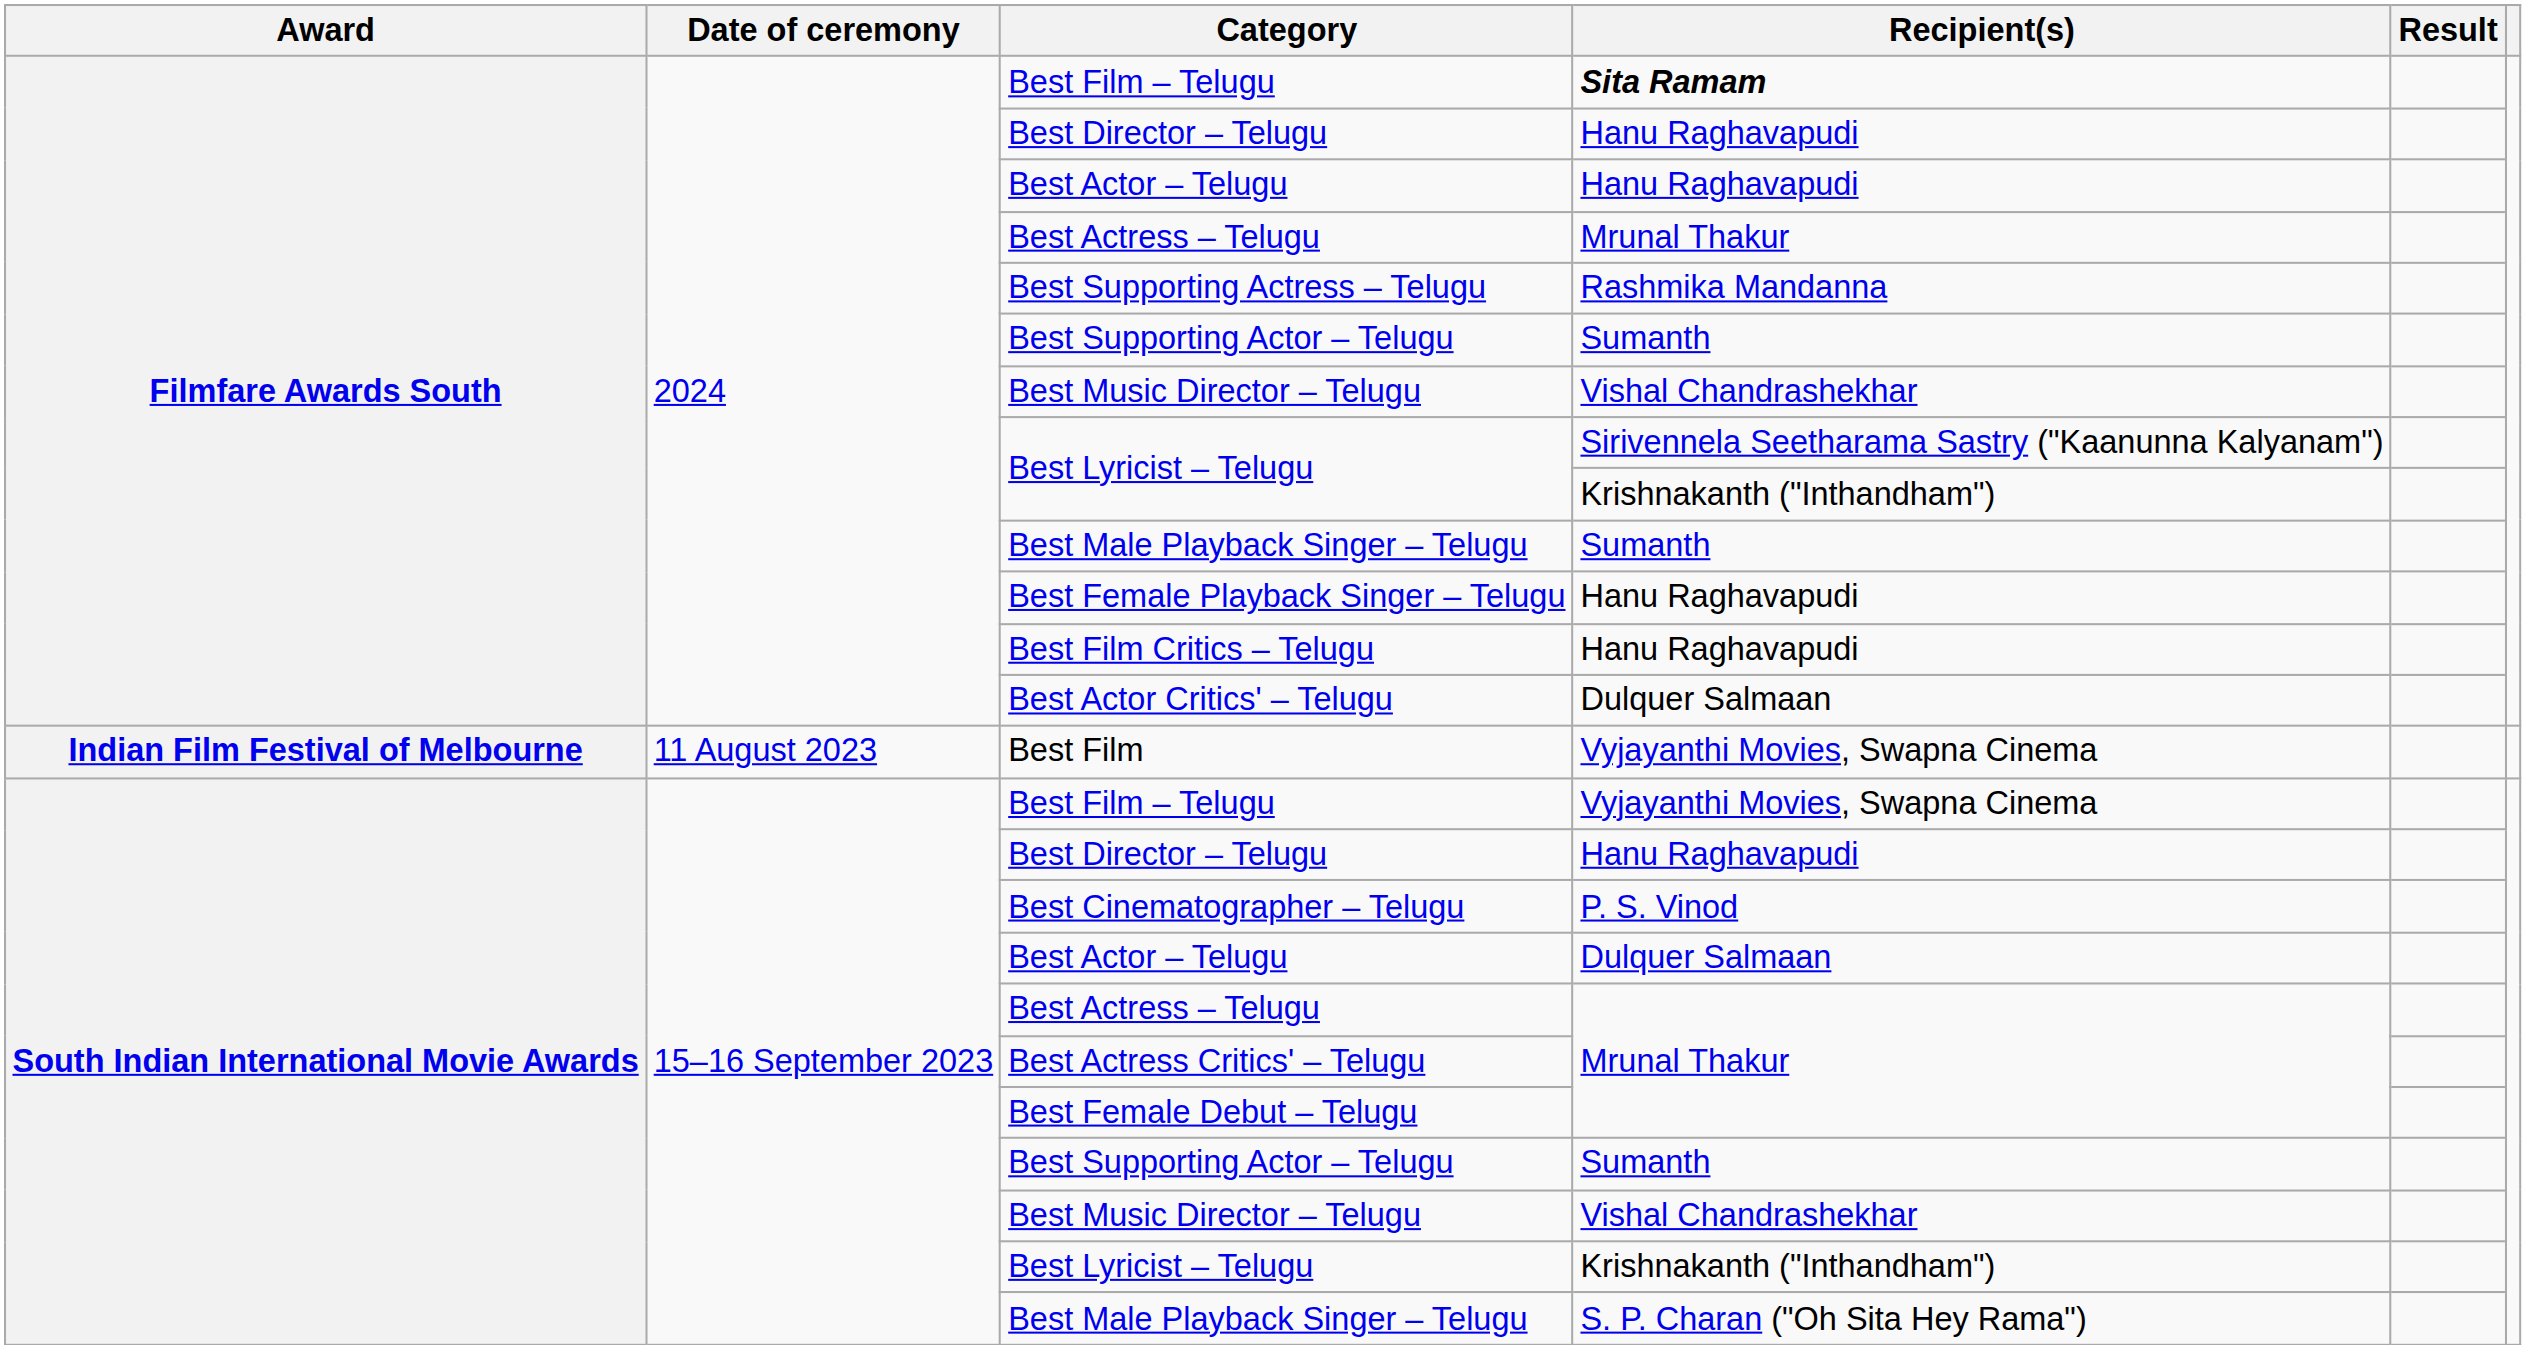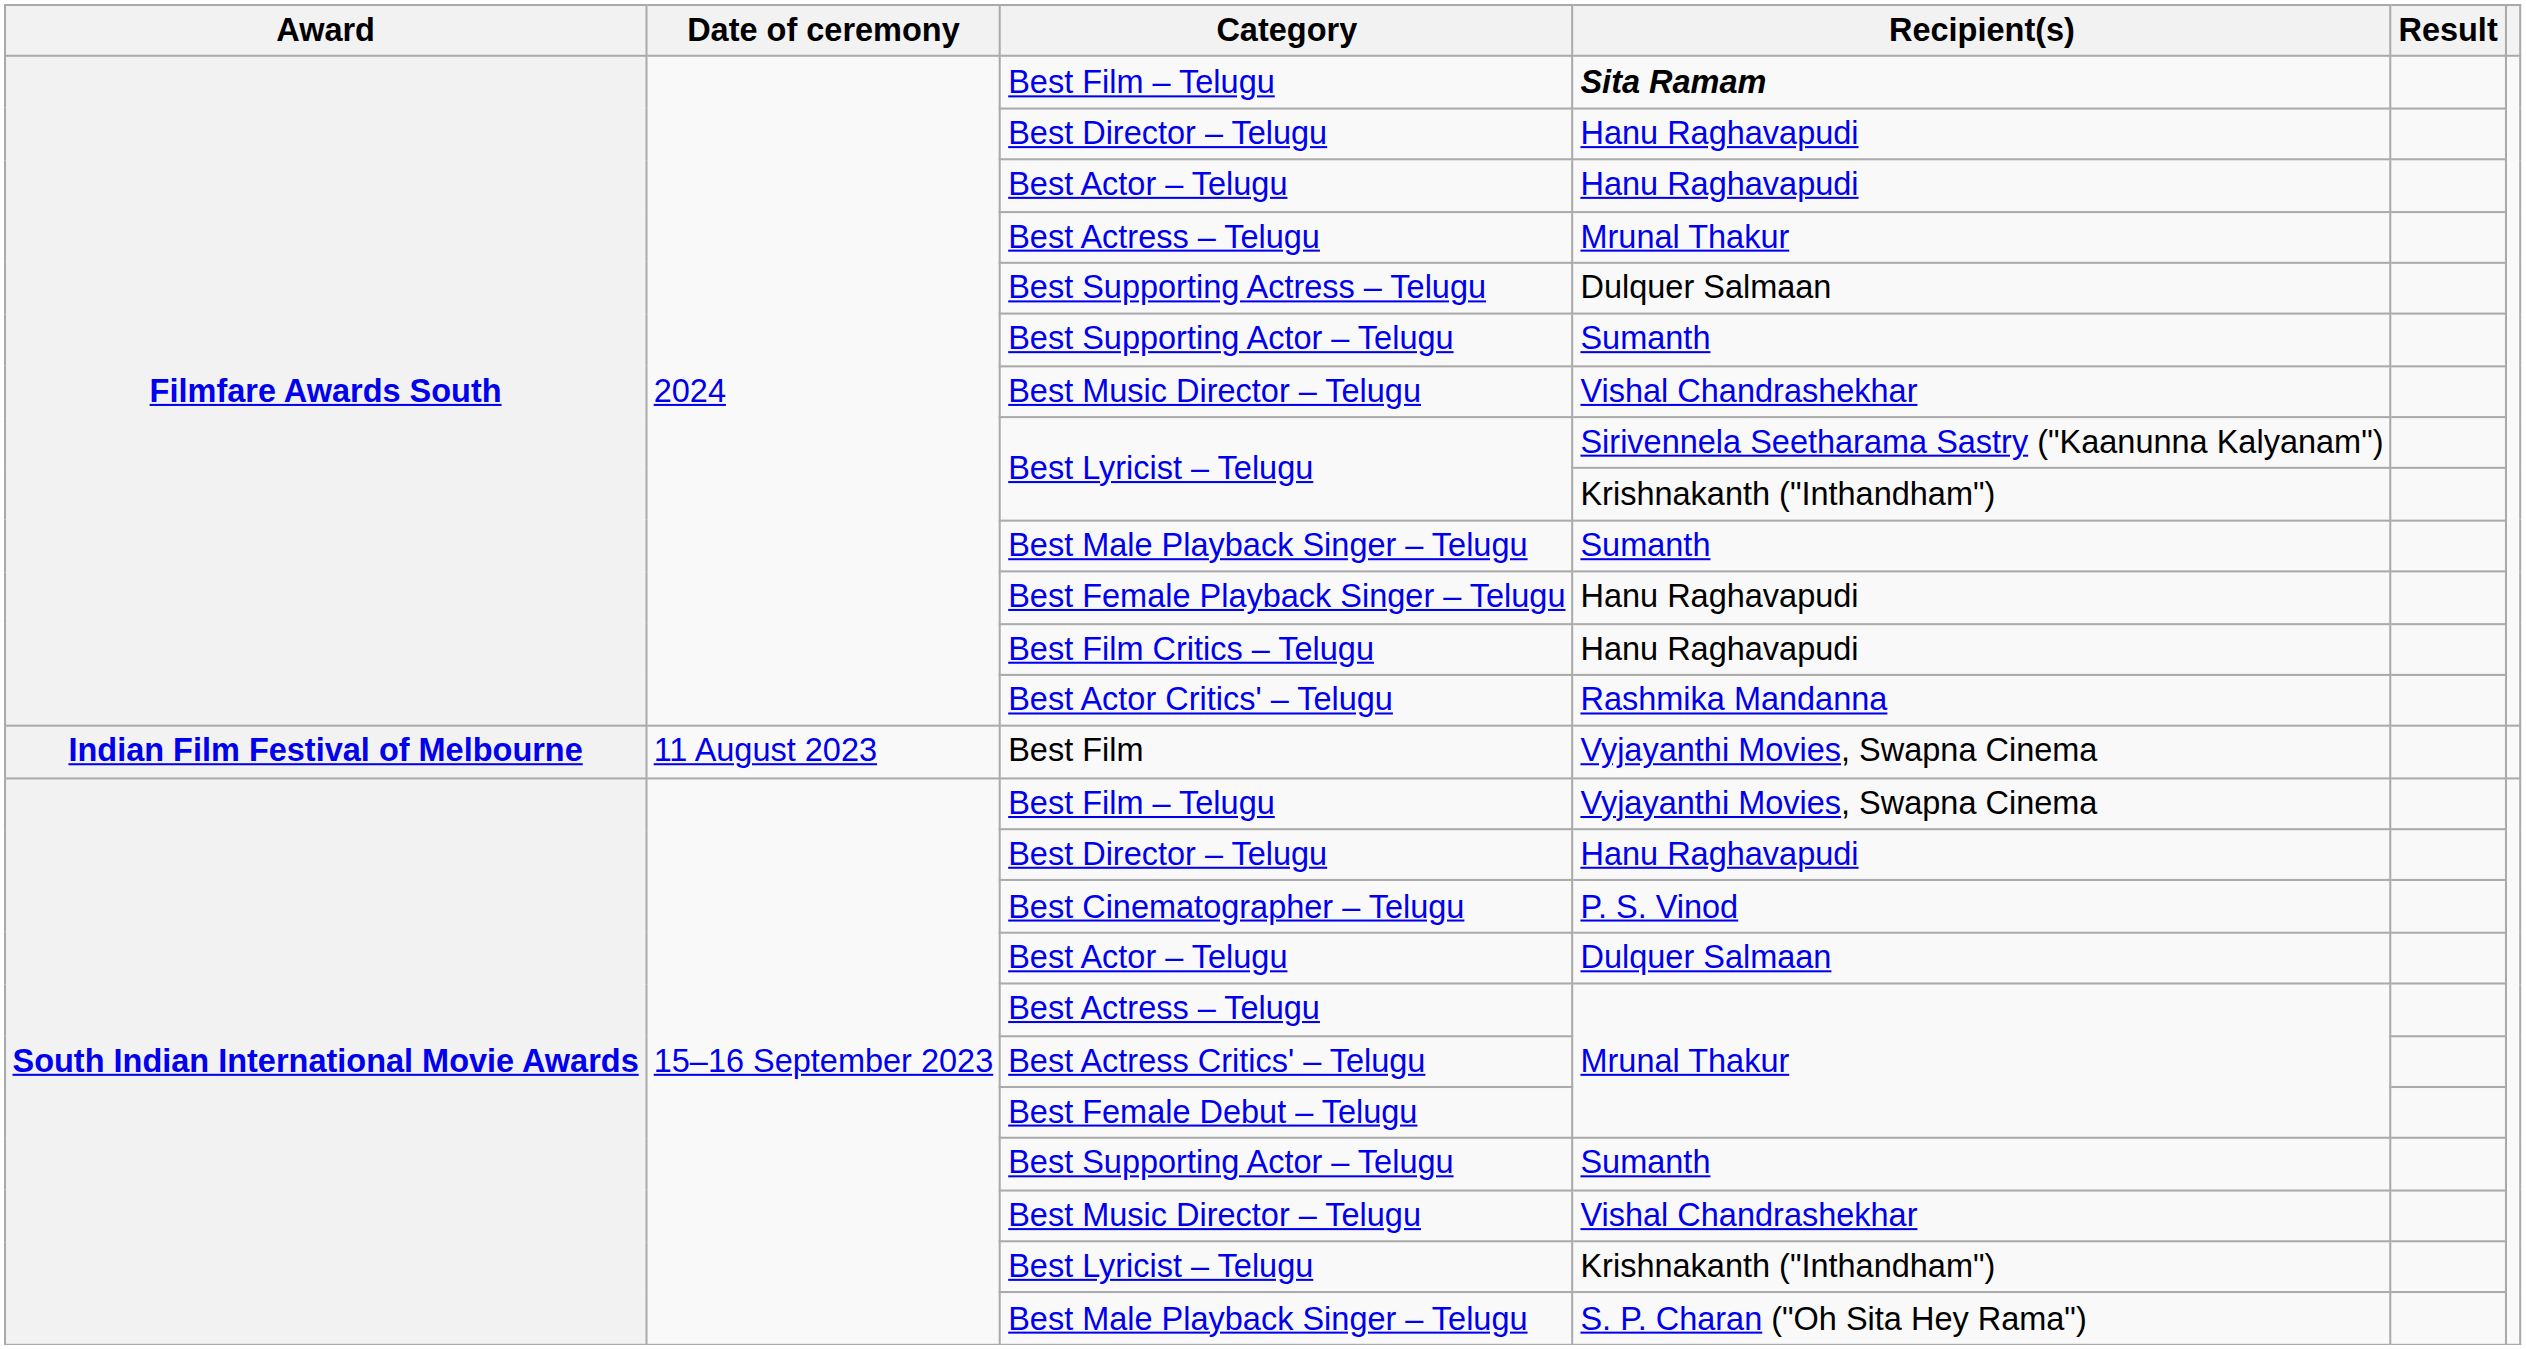(1734, 287) Rashmika Mandanna -> (1706, 287) Dulquer Salmaan
(1706, 699) Dulquer Salmaan -> (1734, 699) Rashmika Mandanna
